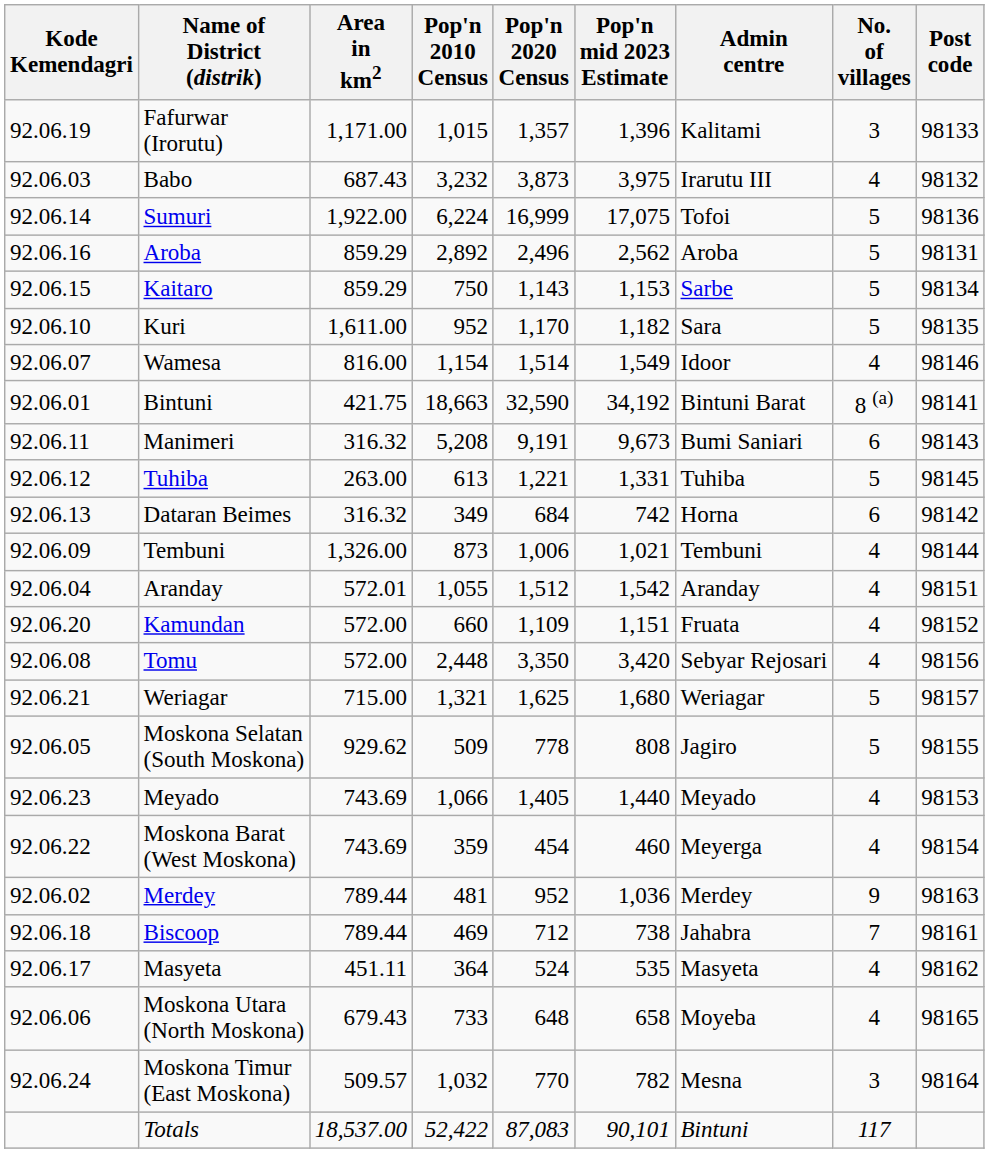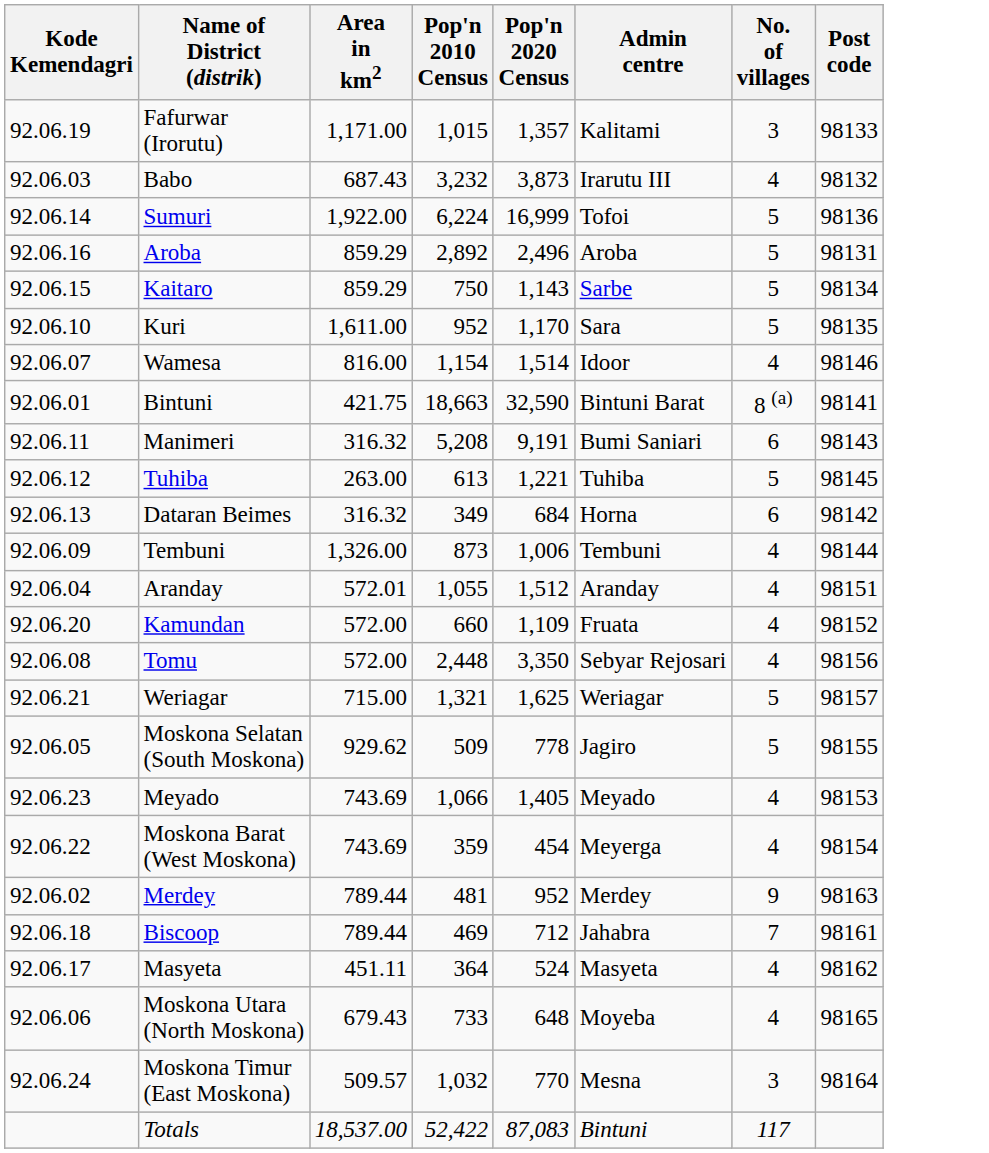- column: (625, 51)
